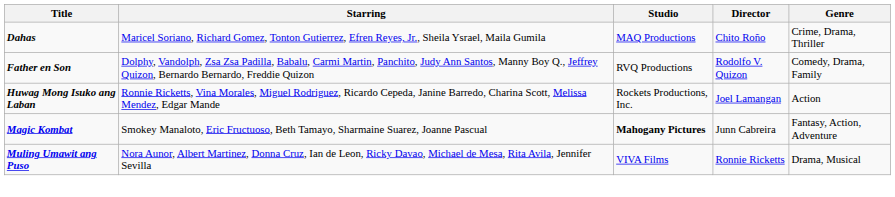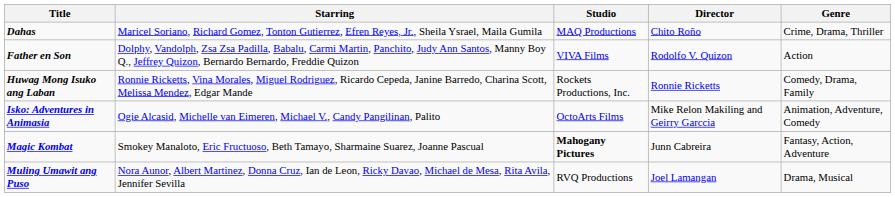(654, 68) RVQ Productions -> (583, 55) VIVA Films
(828, 68) Comedy, Drama, Family -> (798, 55) Action
(748, 98) Joel Lamangan -> (685, 86) Ronnie Ricketts
(806, 98) Action -> (820, 86) Comedy, Drama, Family
+ row: (50, 116)
(642, 160) VIVA Films -> (595, 177) RVQ Productions
(750, 160) Ronnie Ricketts -> (684, 177) Joel Lamangan
